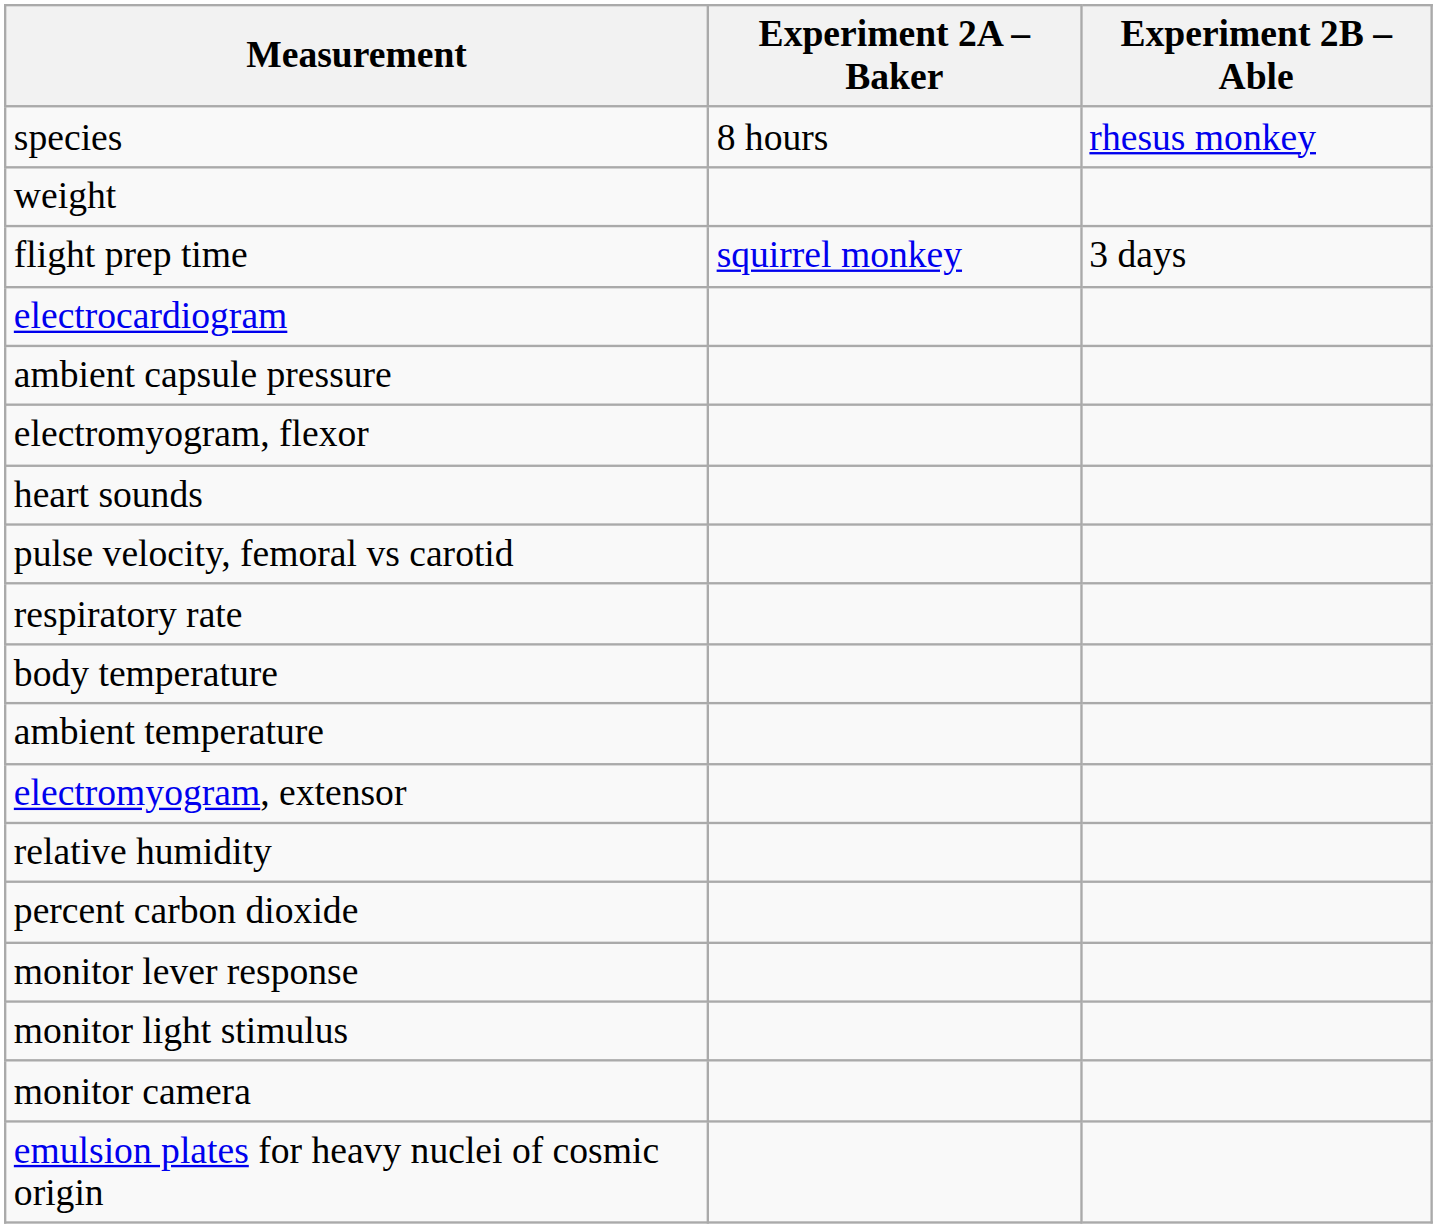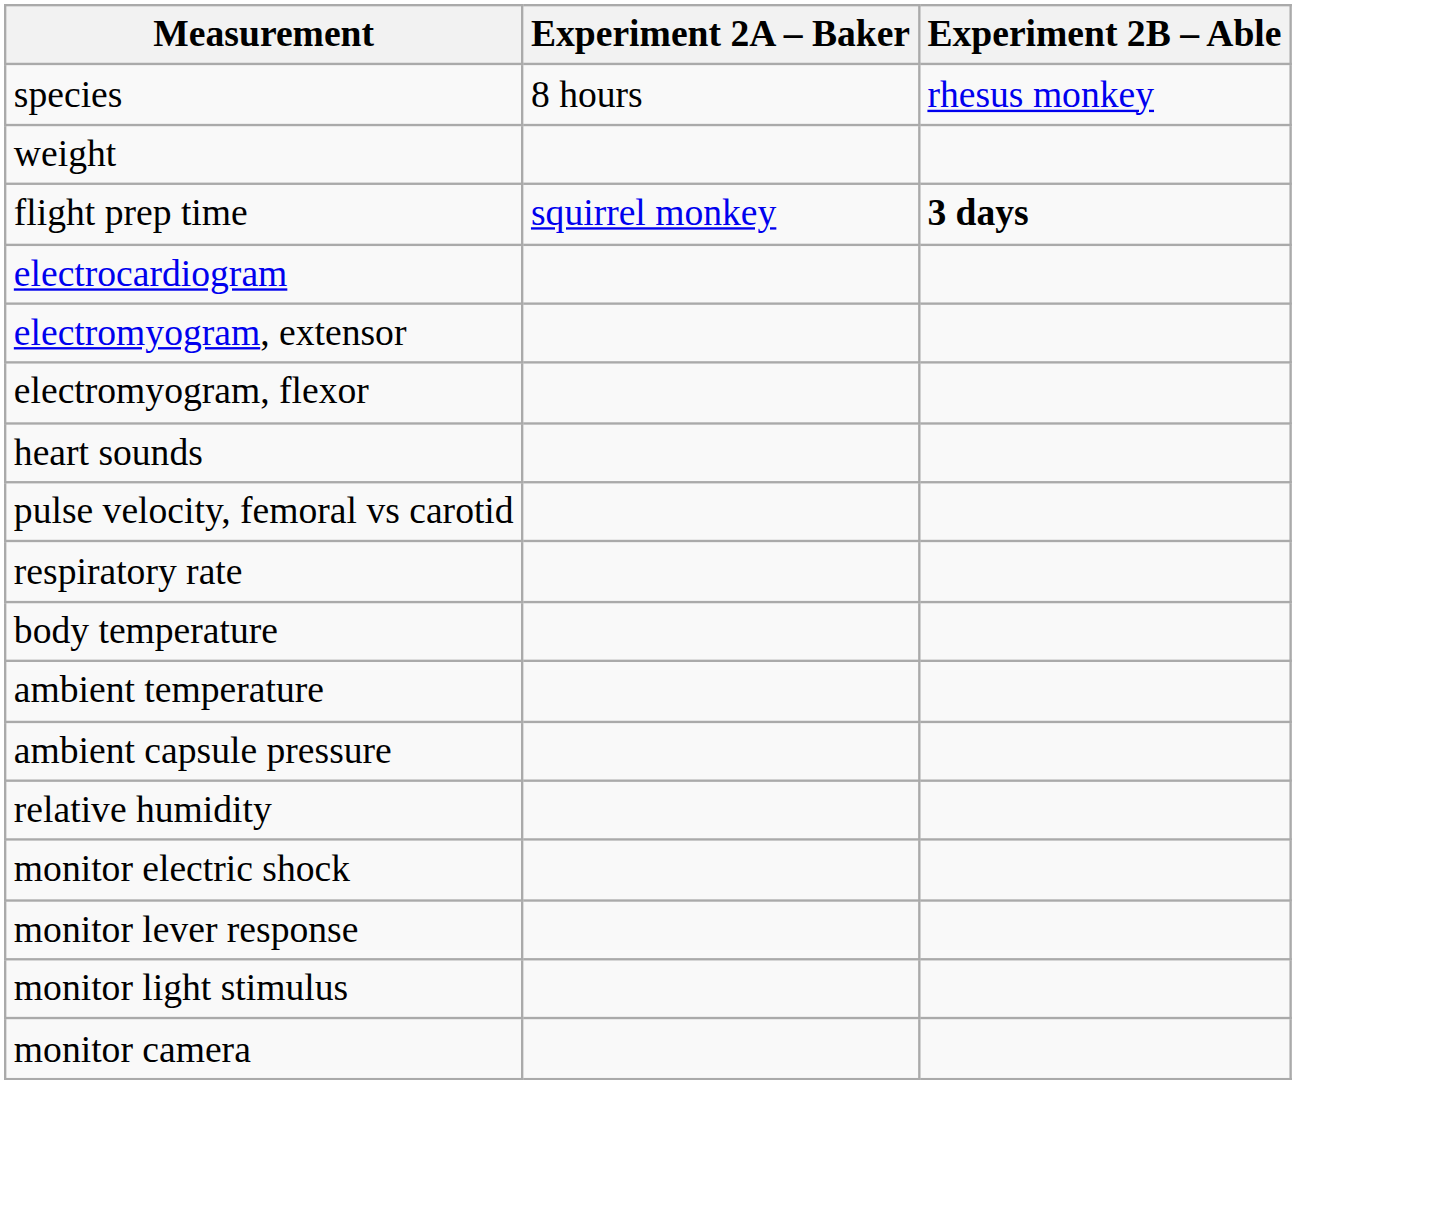(1138, 255) normal -> (978, 213) bold
rows swapped: (210, 792) <-> (203, 374)
- row: (186, 911)
+ row: (182, 869)
- row: (336, 1171)
